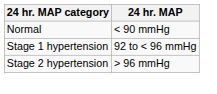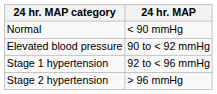+ row: (65, 47)
